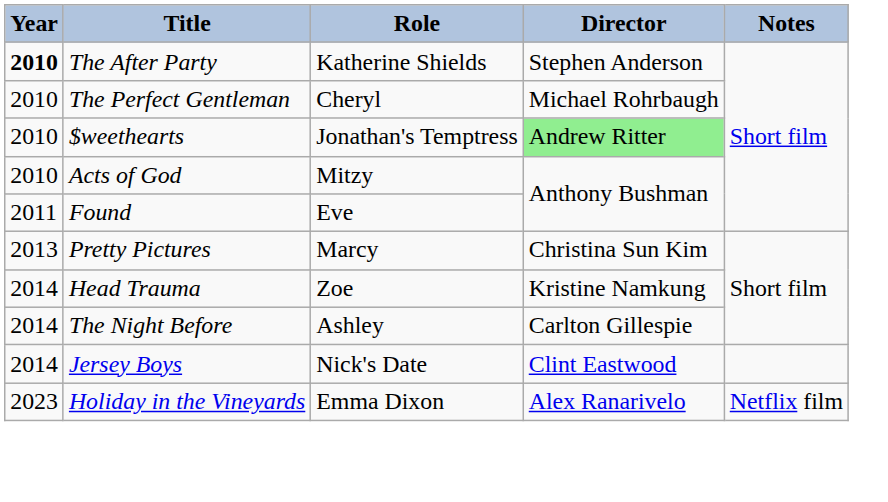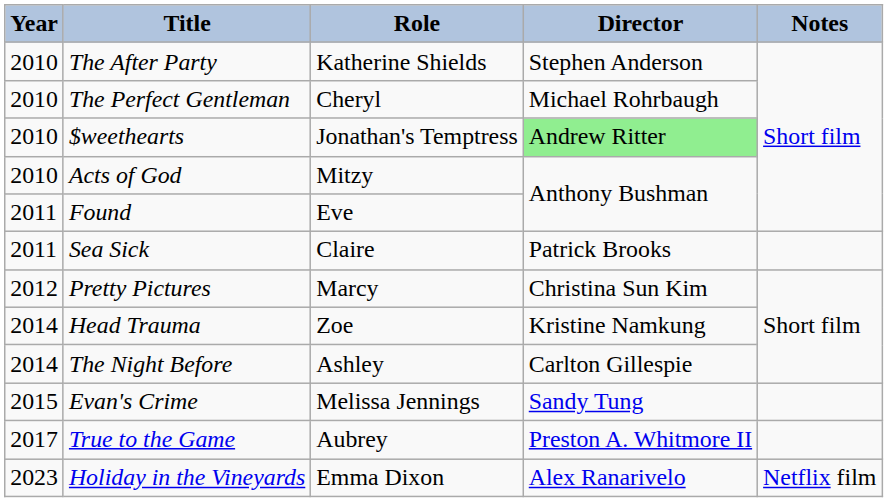(34, 61) bold -> (34, 61) normal
+ row: (109, 250)
(34, 250) 2013 -> (34, 288) 2012
- row: (126, 363)
+ row: (133, 401)
+ row: (152, 439)
